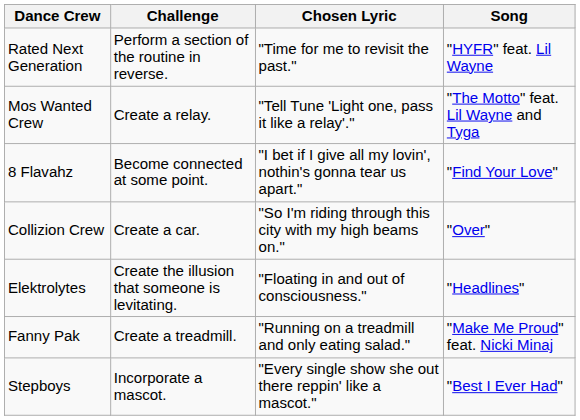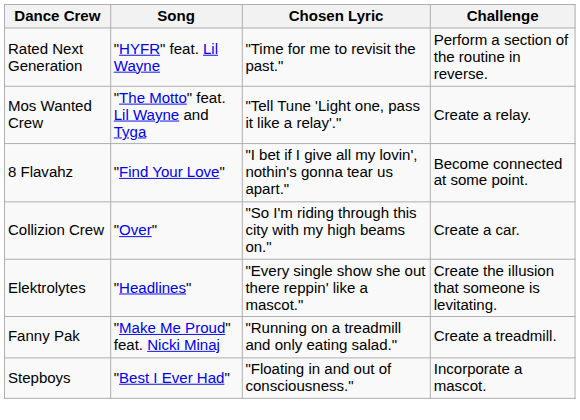columns swapped: (509, 16) <-> (183, 16)
(331, 287) "Floating in and out of consciousness." -> (335, 287) "Every single show she out there reppin' like a mascot."
(349, 386) "Every single show she out there reppin' like a mascot." -> (318, 377) "Floating in and out of consciousness."
